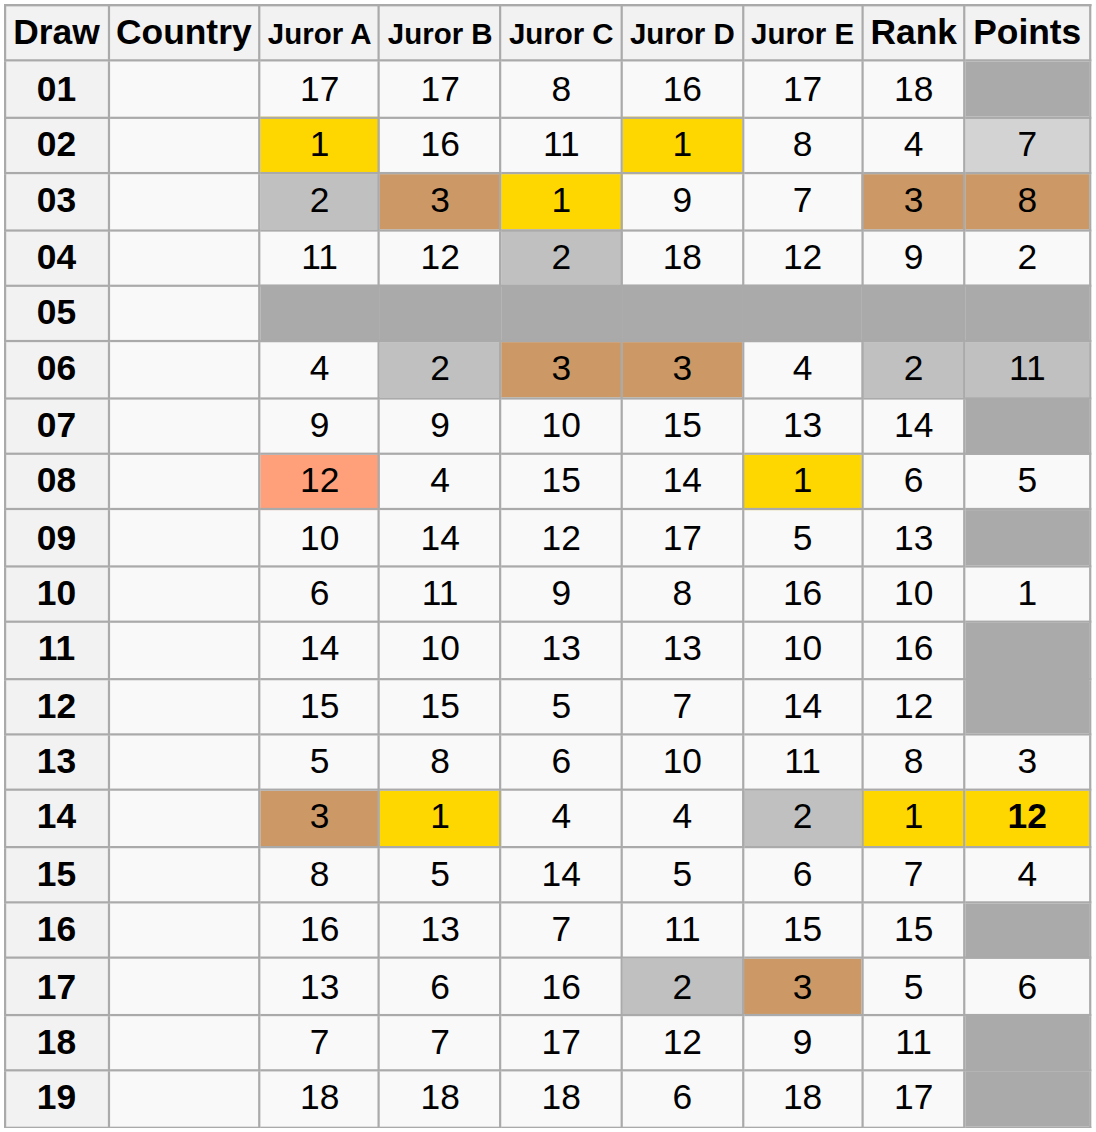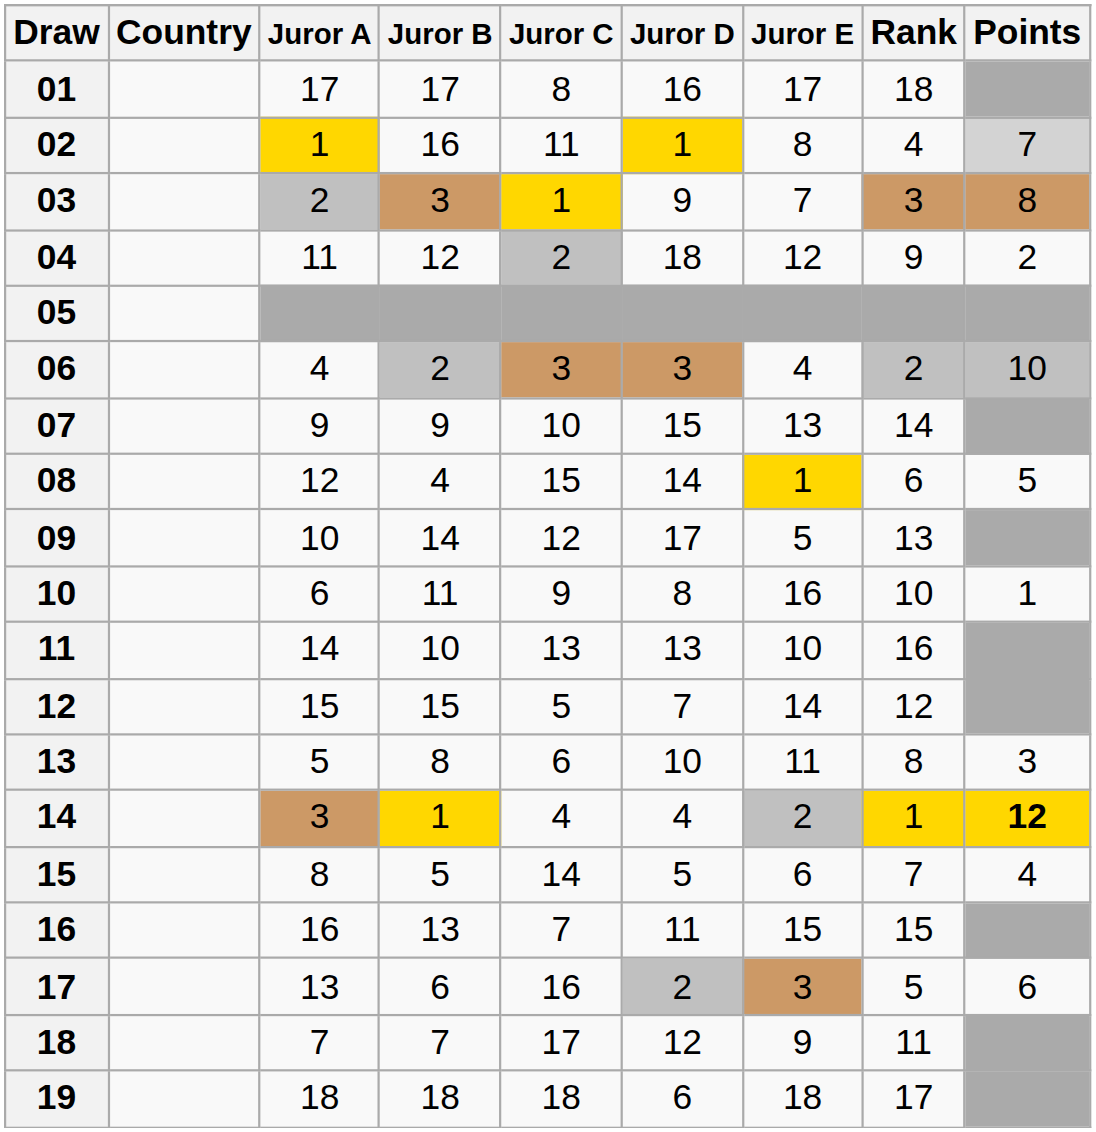(1027, 369) 11 -> (1027, 369) 10
(320, 481) lightsalmon background -> (320, 481) no background
